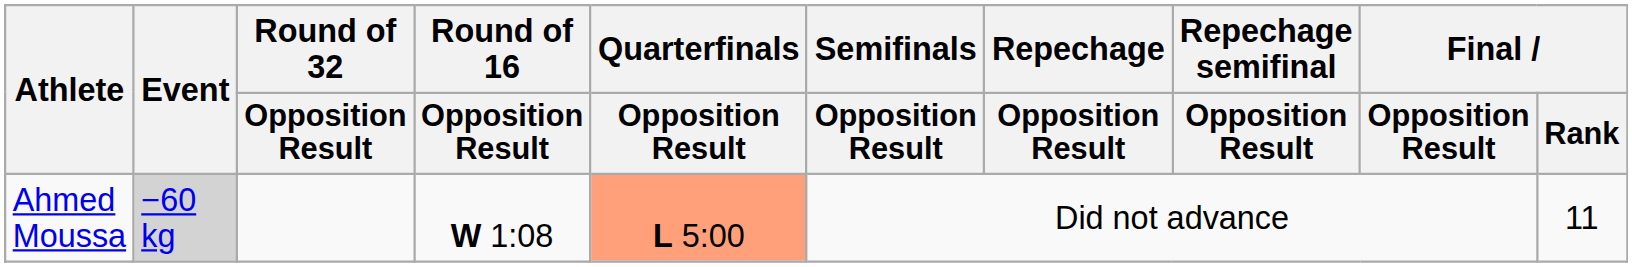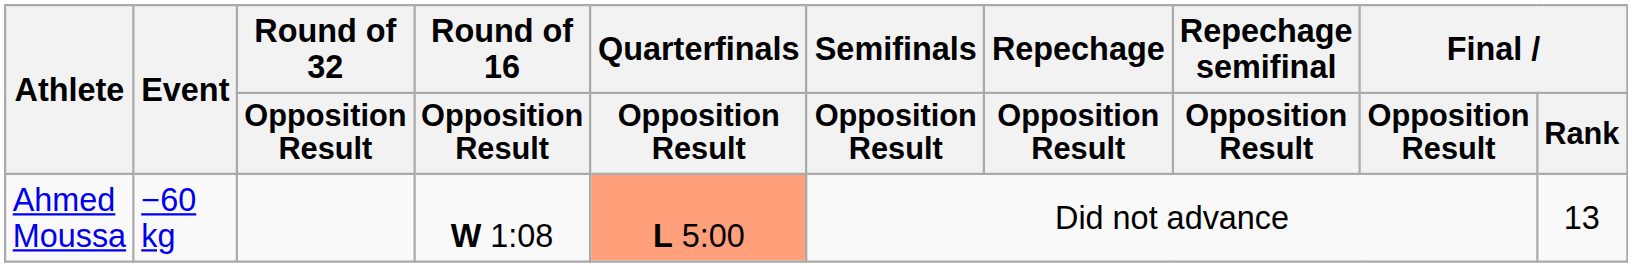(169, 218) lightgrey background -> (169, 218) no background
(1582, 218) 11 -> (1582, 218) 13
